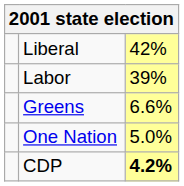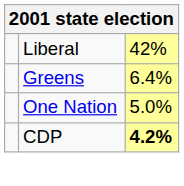- row: (47, 78)
(151, 107) 6.6% -> (151, 78) 6.4%
